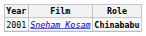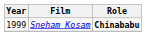(16, 25) 2001 -> (16, 25) 1999
